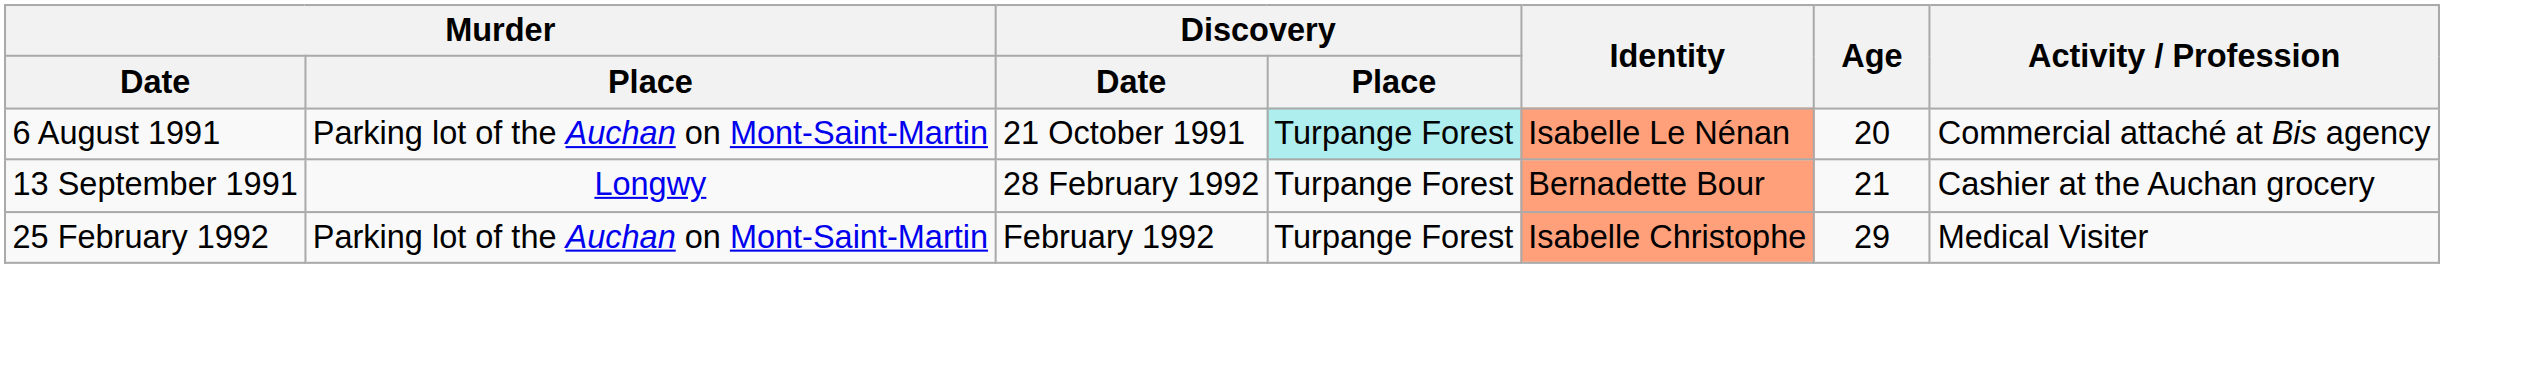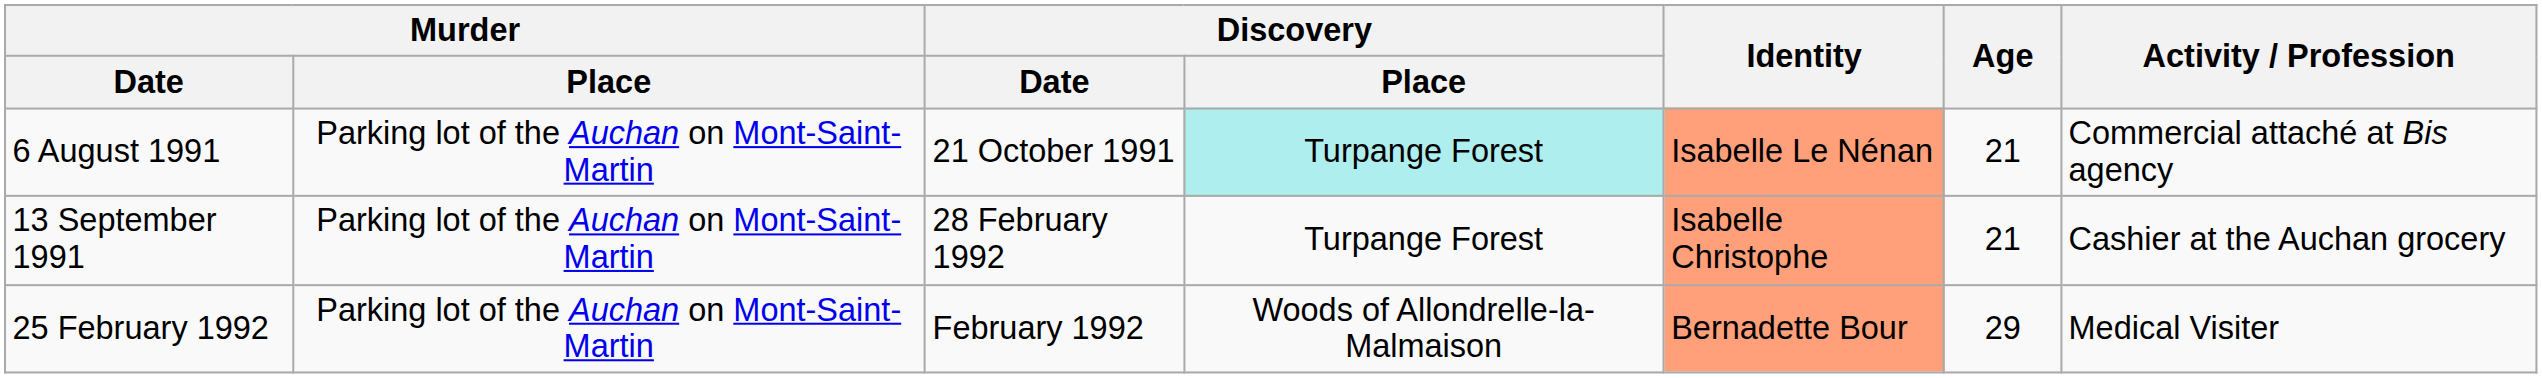(1872, 133) 20 -> (2003, 151) 21
(650, 184) Longwy -> (609, 239) Parking lot of the Auchan on Mont-Saint-Martin
(1647, 184) Bernadette Bour -> (1750, 239) Isabelle Christophe
(1394, 236) Turpange Forest -> (1424, 327) Woods of Allondrelle-la-Malmaison
(1667, 236) Isabelle Christophe -> (1789, 327) Bernadette Bour
